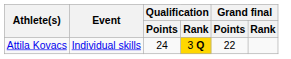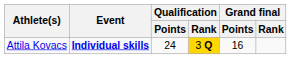(106, 45) normal -> (110, 45) bold
(229, 45) 22 -> (238, 45) 16
